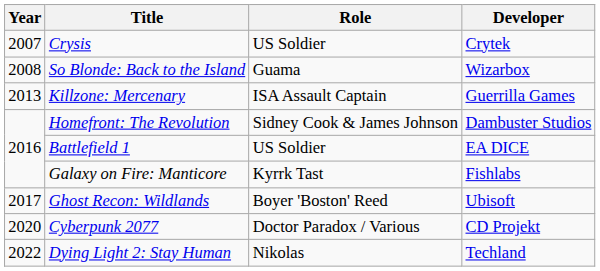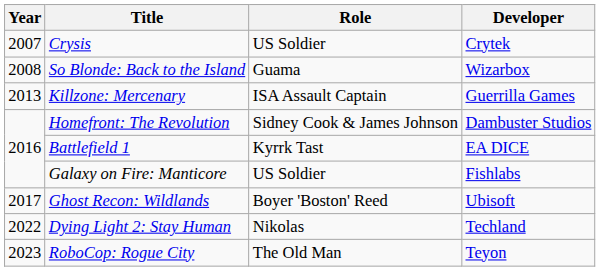(289, 148) US Soldier -> (288, 148) Kyrrk Tast
(288, 174) Kyrrk Tast -> (289, 174) US Soldier
- row: (104, 226)
+ row: (122, 252)
